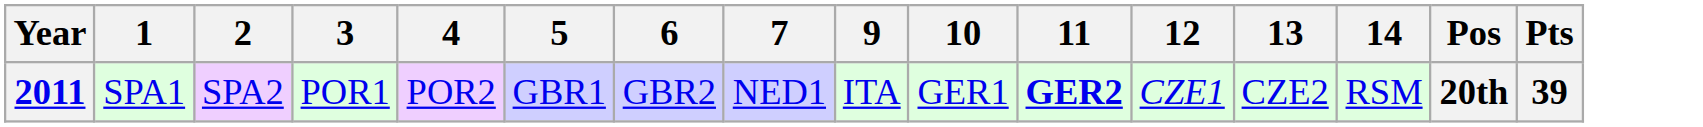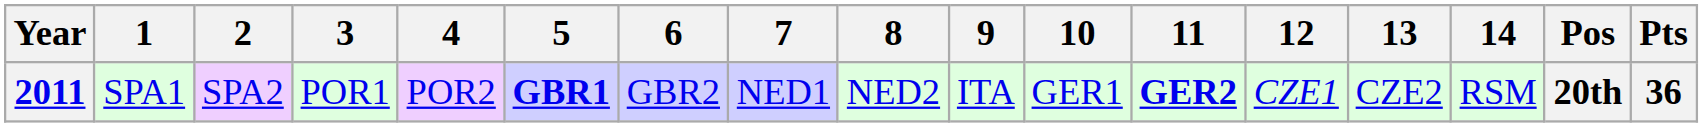+ column: (893, 33)
(559, 91) normal -> (561, 91) bold
(1549, 91) 39 -> (1664, 91) 36
